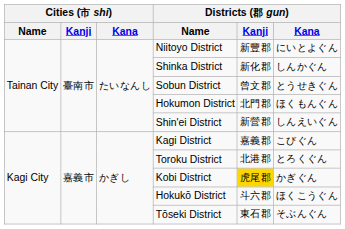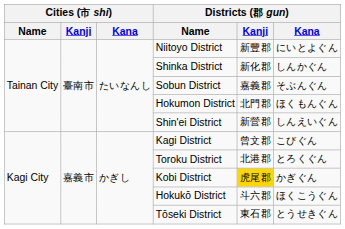(255, 85) 曾文郡 -> (255, 85) 嘉義郡
(307, 85) とうせきぐん -> (302, 85) そぶんぐん
(255, 140) 嘉義郡 -> (255, 140) 曾文郡
(302, 214) そぶんぐん -> (307, 214) とうせきぐん
